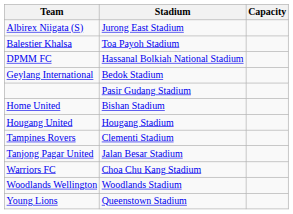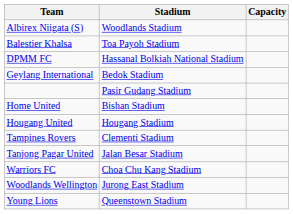(143, 28) Jurong East Stadium -> (142, 28) Woodlands Stadium
(142, 185) Woodlands Stadium -> (143, 185) Jurong East Stadium
